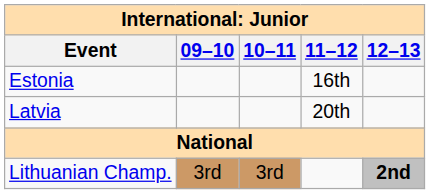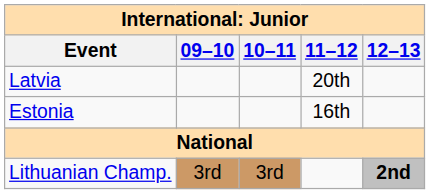rows swapped: (41, 81) <-> (35, 111)
